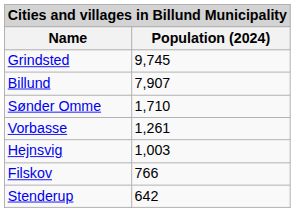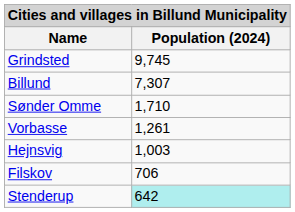(152, 83) 7,907 -> (152, 83) 7,307
(146, 173) 766 -> (146, 173) 706
(146, 196) no background -> (146, 196) paleturquoise background
